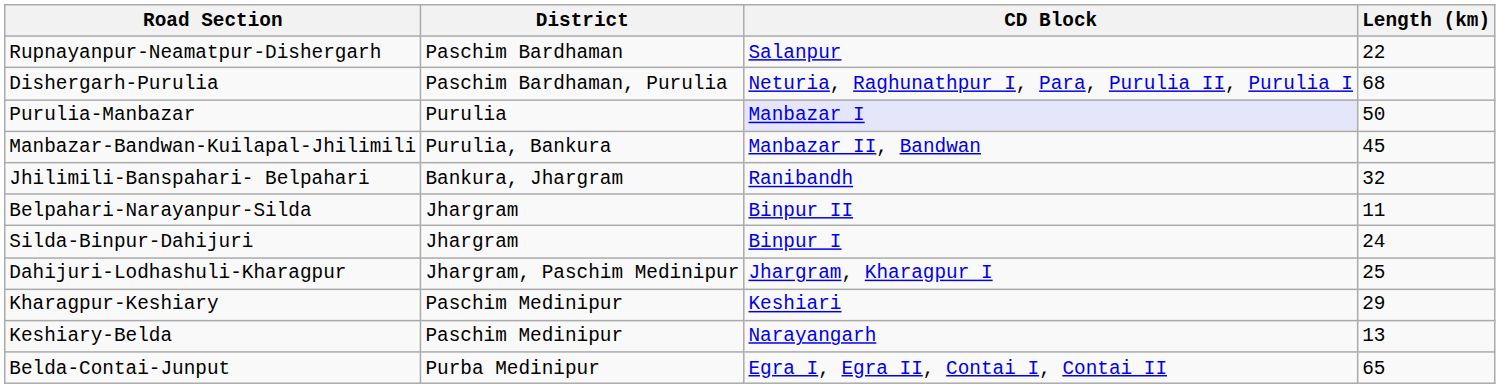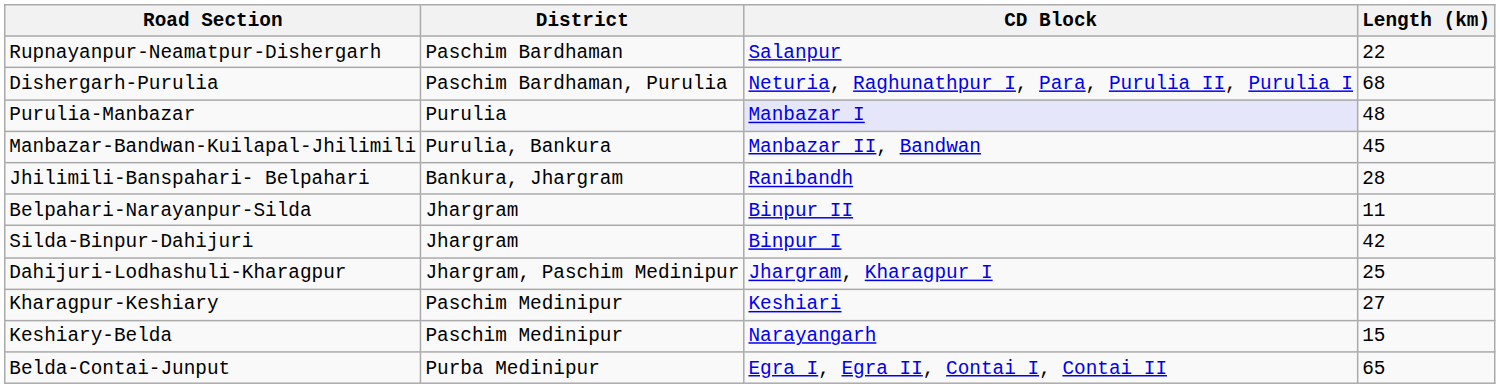(1374, 115) 50 -> (1374, 115) 48
(1374, 178) 32 -> (1374, 178) 28
(1374, 242) 24 -> (1374, 242) 42
(1374, 305) 29 -> (1374, 305) 27
(1374, 336) 13 -> (1374, 336) 15
